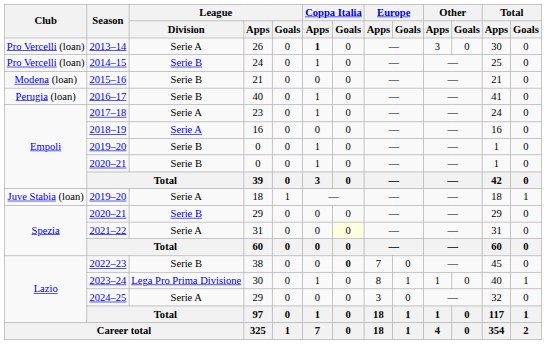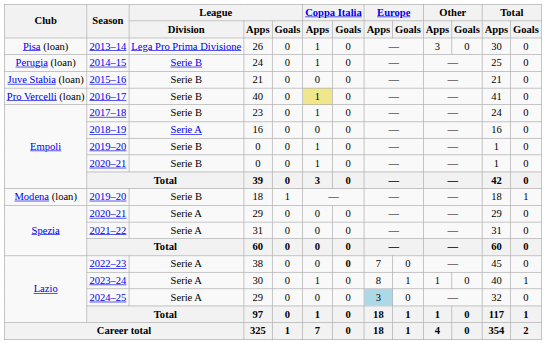(46, 46) Pro Vercelli (loan) -> (46, 46) Pisa (loan)
(186, 46) Serie A -> (186, 46) Lega Pro Prima Divisione
(317, 46) bold -> (317, 46) normal
(46, 63) Pro Vercelli (loan) -> (46, 63) Perugia (loan)
(46, 79) Modena (loan) -> (46, 79) Juve Stabia (loan)
(46, 96) Perugia (loan) -> (46, 96) Pro Vercelli (loan)
(317, 96) no background -> (317, 96) khaki background
(186, 113) Serie A -> (186, 113) Serie B
(46, 197) Juve Stabia (loan) -> (46, 197) Modena (loan)
(186, 197) Serie A -> (186, 197) Serie B
(186, 213) Serie B -> (186, 213) Serie A
(348, 230) lightyellow background -> (348, 230) no background
(186, 264) Serie B -> (186, 264) Serie A
(186, 280) Lega Pro Prima Divisione -> (186, 280) Serie A
(378, 297) no background -> (378, 297) lightblue background
